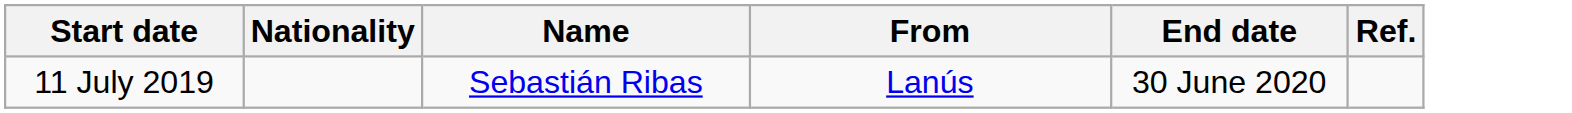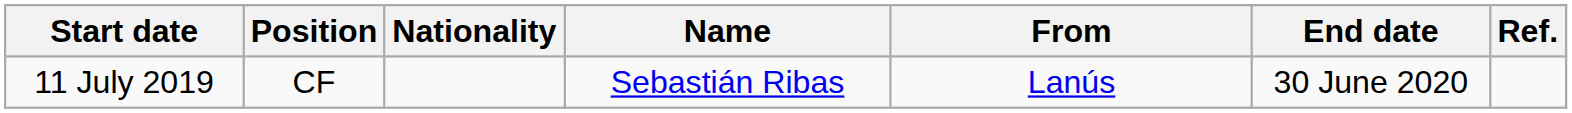+ column: (314, 31)
